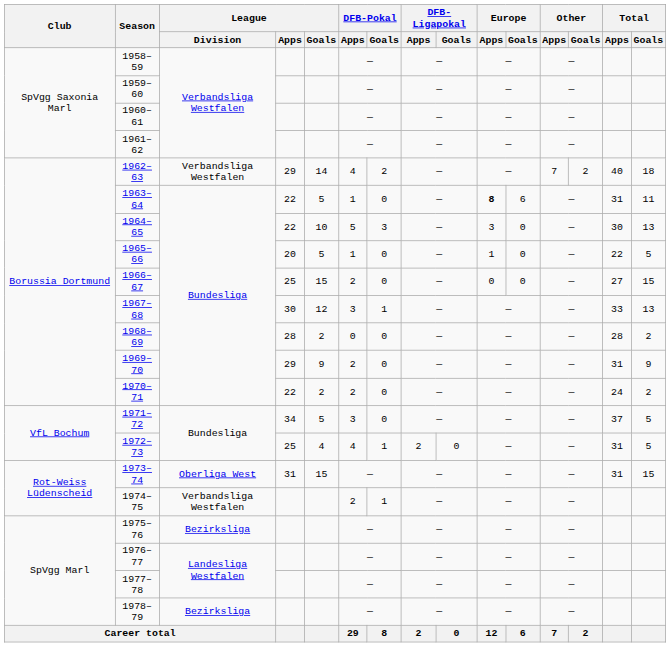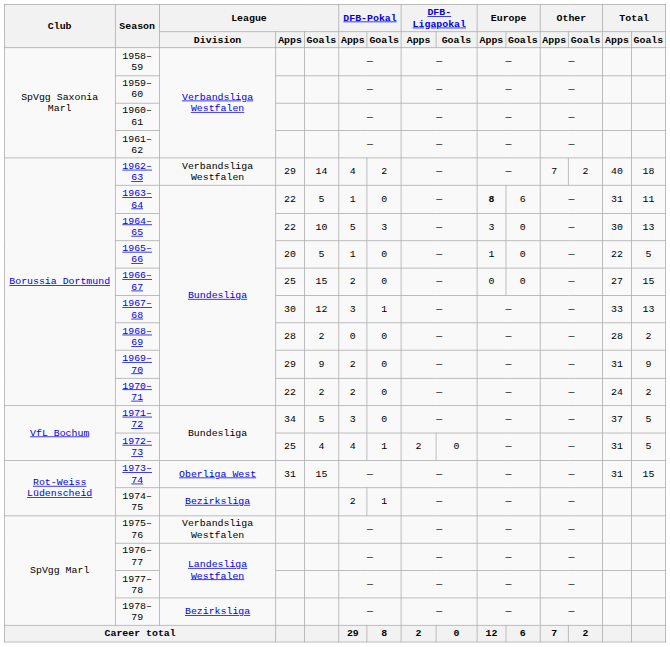(218, 502) Verbandsliga Westfalen -> (218, 502) Bezirksliga
(218, 529) Bezirksliga -> (218, 529) Verbandsliga Westfalen
